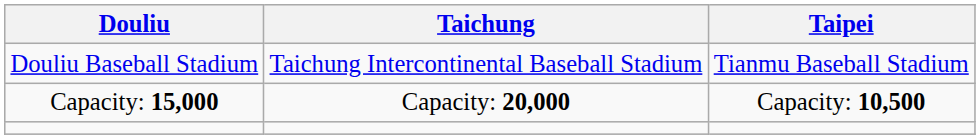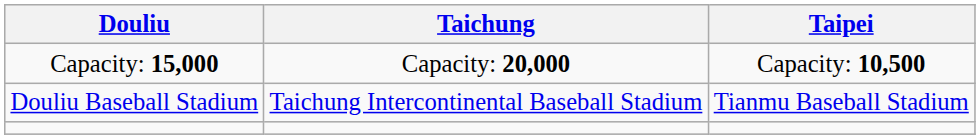rows swapped: (134, 63) <-> (134, 102)
